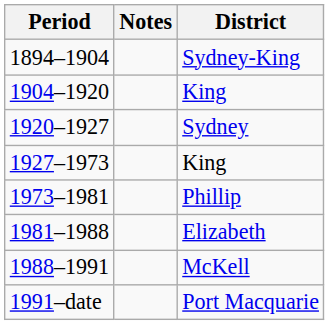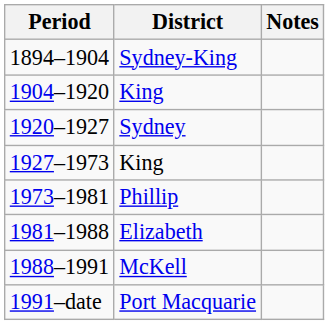columns swapped: (251, 22) <-> (146, 22)
